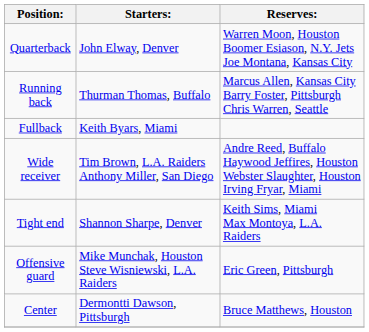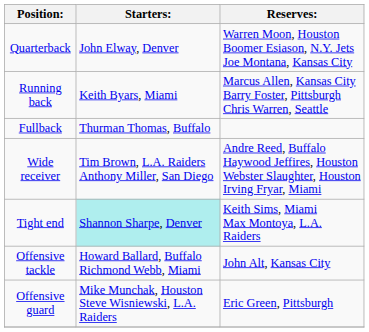(145, 94) Thurman Thomas, Buffalo -> (128, 94) Keith Byars, Miami
(128, 128) Keith Byars, Miami -> (145, 128) Thurman Thomas, Buffalo
(141, 222) no background -> (141, 222) paleturquoise background
+ row: (40, 263)
- row: (40, 310)
